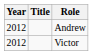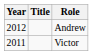(16, 43) 2012 -> (16, 43) 2011
